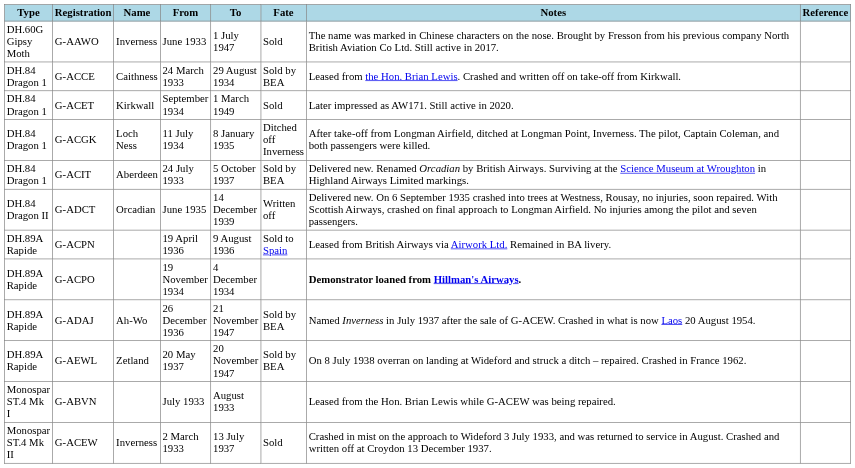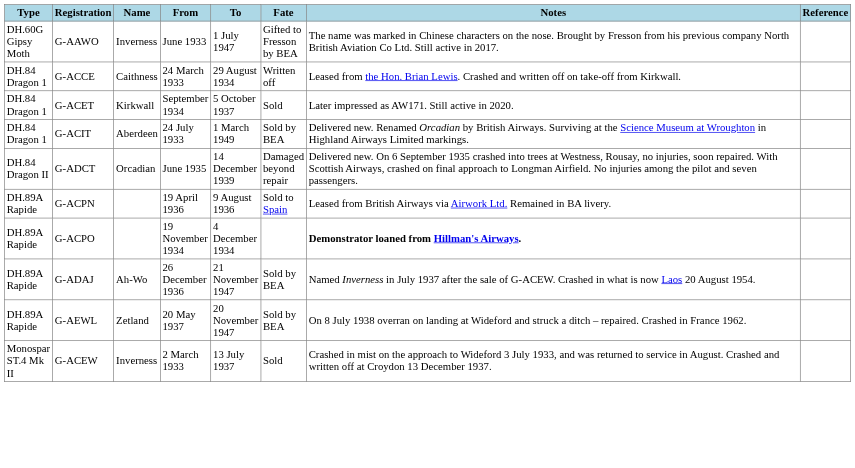(273, 41) Sold -> (282, 41) Gifted to Fresson by BEA
(279, 76) Sold by BEA -> (279, 76) Written off
(231, 105) 1 March 1949 -> (234, 105) 5 October 1937
- row: (76, 140)
(234, 175) 5 October 1937 -> (231, 134) 1 March 1949
(279, 209) Written off -> (283, 168) Damaged beyond repair
- row: (76, 402)
